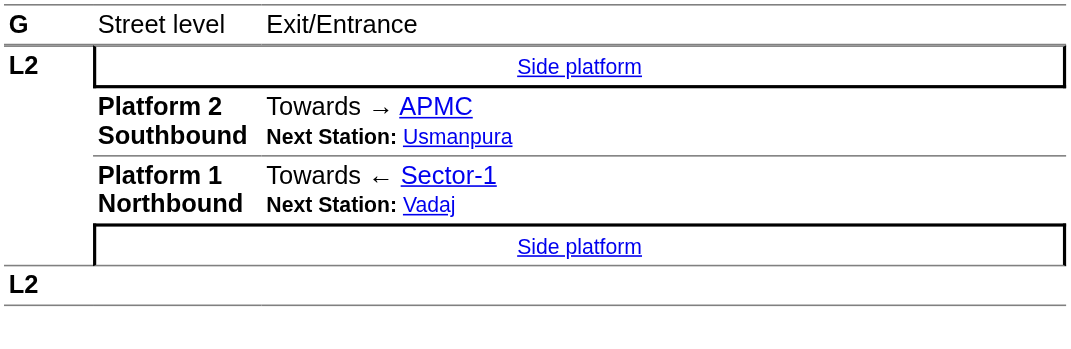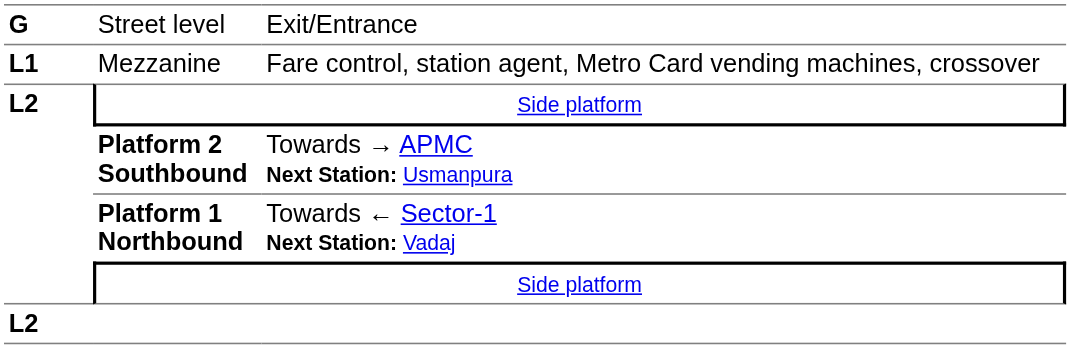+ row: (159, 64)
